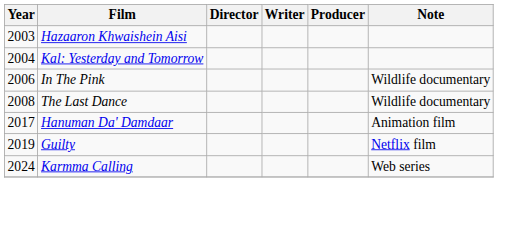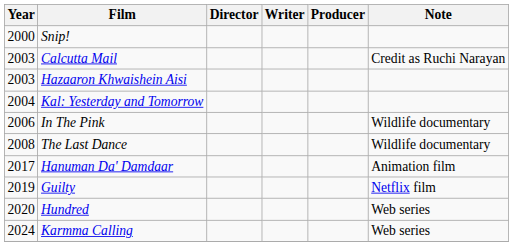+ row: (55, 36)
+ row: (79, 58)
+ row: (65, 209)
